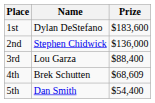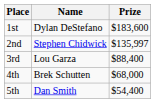(130, 43) $136,000 -> (130, 43) $135,997
(127, 75) $68,609 -> (127, 75) $68,000
